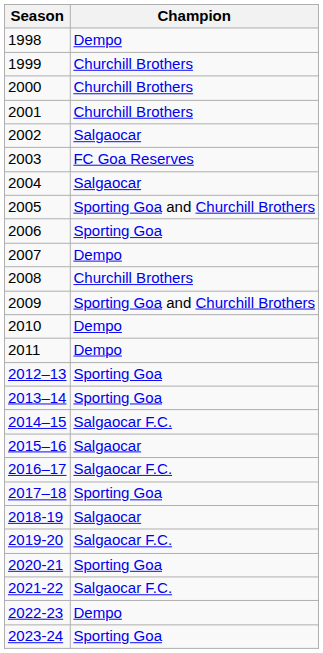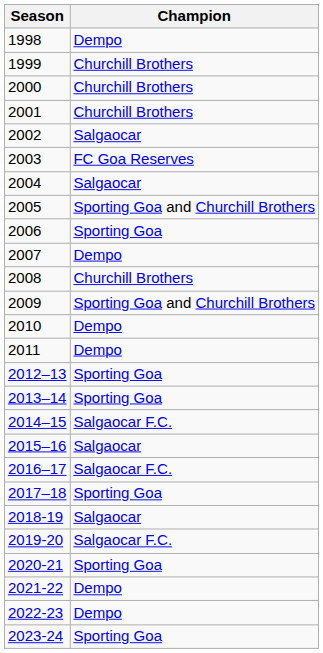(123, 588) Salgaocar F.C. -> (98, 588) Dempo
